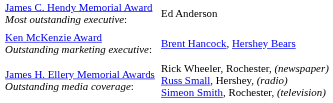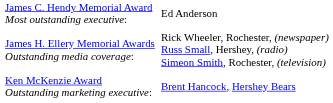rows swapped: (80, 80) <-> (79, 44)
